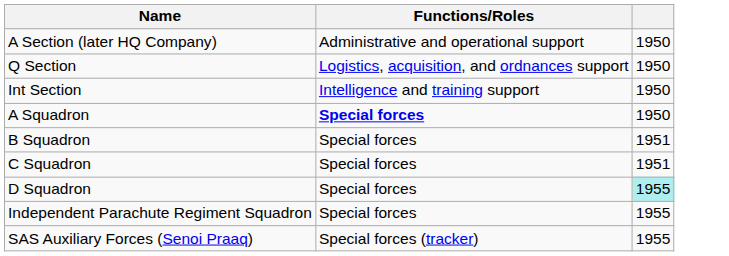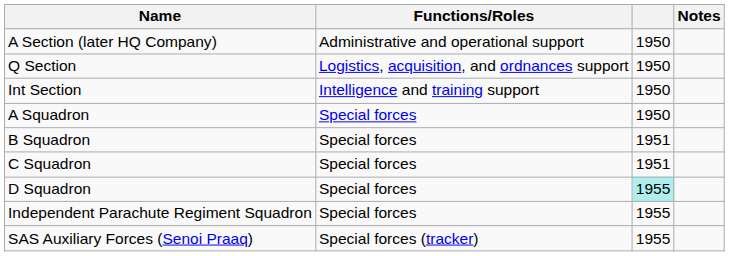+ column: (699, 16)
(372, 115) bold -> (368, 115) normal
